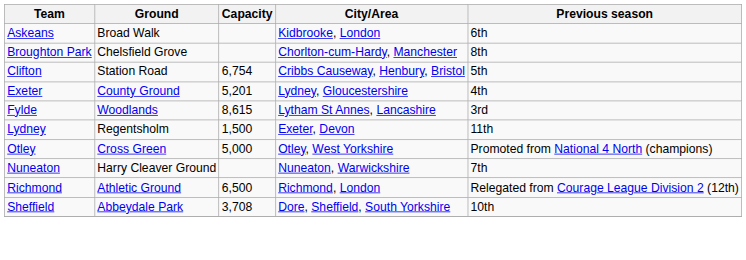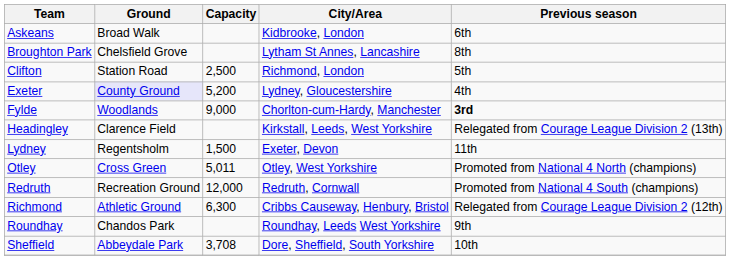(368, 52) Chorlton-cum-Hardy, Manchester -> (341, 52) Lytham St Annes, Lancashire
(237, 71) 6,754 -> (221, 71) 2,500
(372, 71) Cribbs Causeway, Henbury, Bristol -> (313, 71) Richmond, London
(139, 91) no background -> (139, 91) lavender background
(237, 91) 5,201 -> (221, 91) 5,200
(237, 110) 8,615 -> (221, 110) 9,000
(357, 110) Lytham St Annes, Lancashire -> (351, 110) Chorlton-cum-Hardy, Manchester
(479, 110) normal -> (464, 110) bold
+ row: (38, 129)
(237, 149) 5,000 -> (220, 168) 5,011
- row: (34, 168)
+ row: (29, 187)
(237, 187) 6,500 -> (221, 206) 6,300
(329, 187) Richmond, London -> (355, 206) Cribbs Causeway, Henbury, Bristol
+ row: (35, 226)
